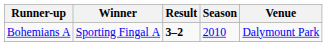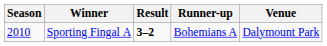columns swapped: (220, 13) <-> (39, 13)
